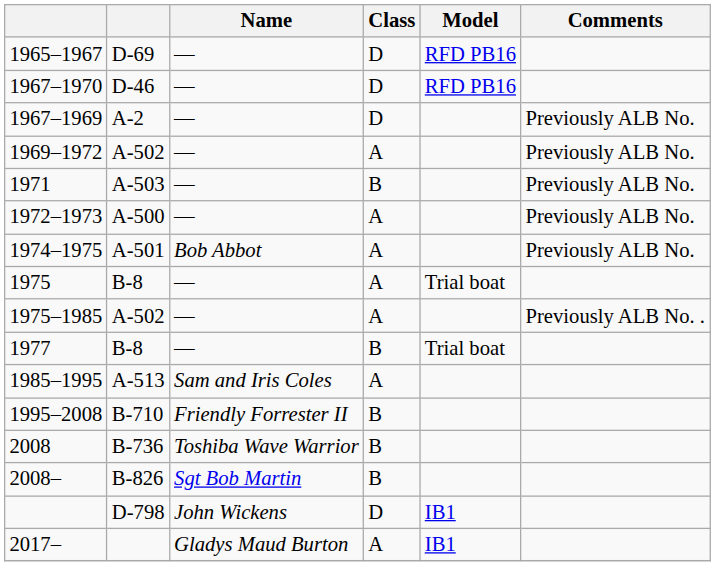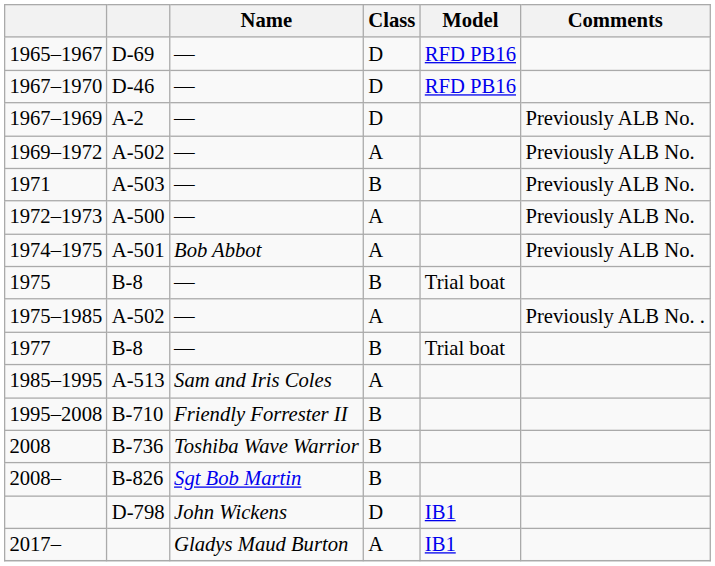(376, 282) A -> (375, 282) B
